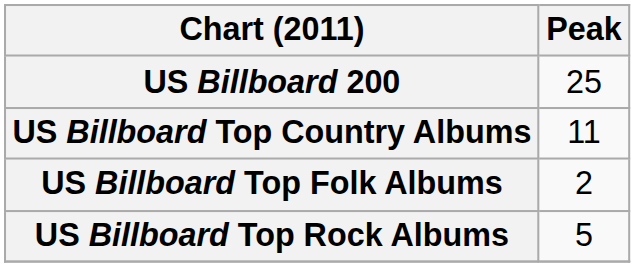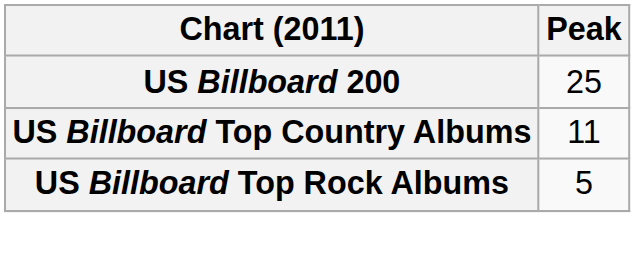- row: (272, 183)
